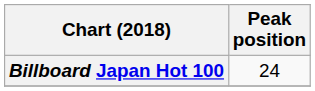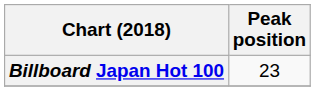(269, 70) 24 -> (269, 70) 23
